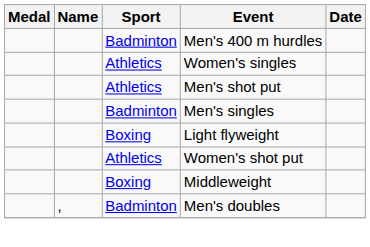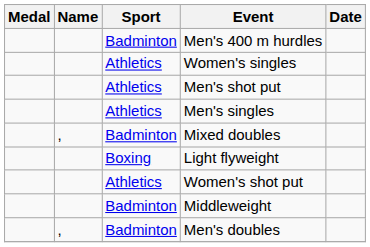(141, 111) Badminton -> (134, 111) Athletics
+ row: (232, 135)
(128, 182) Boxing -> (141, 206) Badminton
